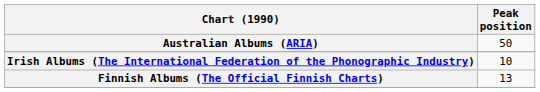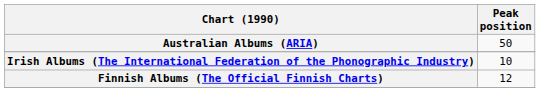(506, 78) 13 -> (506, 78) 12
